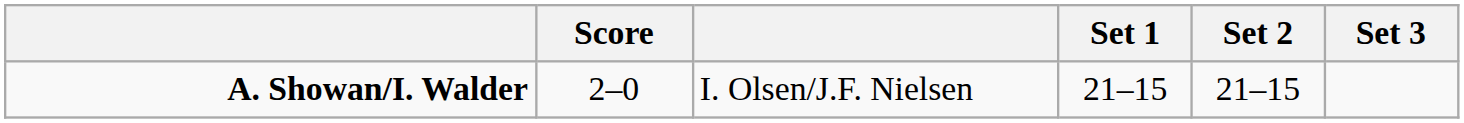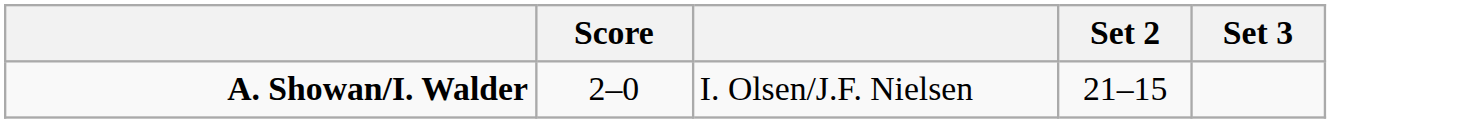- column: (1125, 32)
